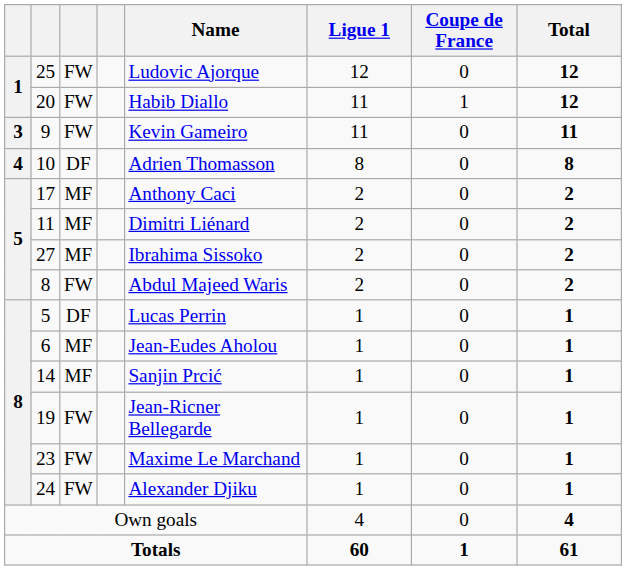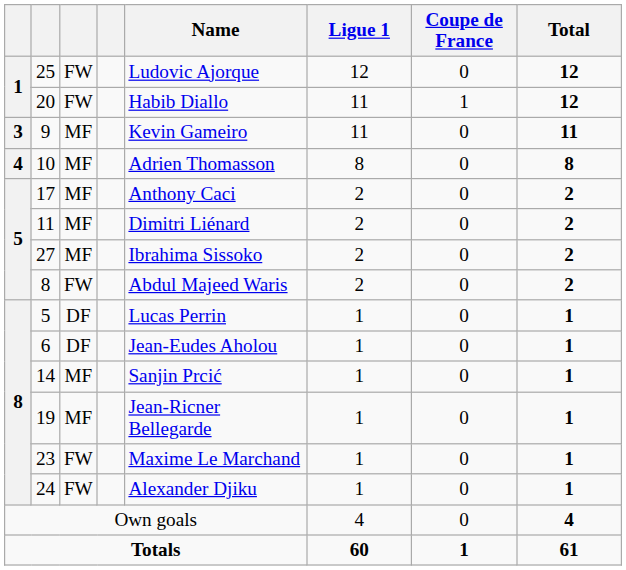(78, 132) FW -> (78, 132) MF
(78, 163) DF -> (78, 163) MF
(78, 345) MF -> (78, 345) DF
(78, 417) FW -> (78, 417) MF
